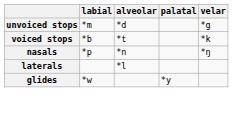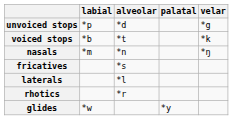(87, 25) *m -> (87, 25) *p
(87, 53) *p -> (87, 53) *m
+ row: (42, 66)
+ row: (42, 94)
